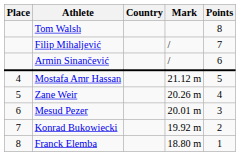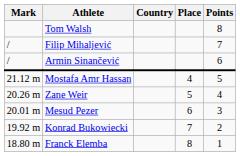columns swapped: (18, 12) <-> (184, 12)
